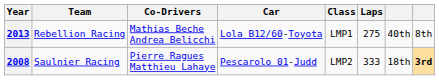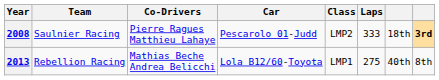rows swapped: (18, 61) <-> (18, 34)
